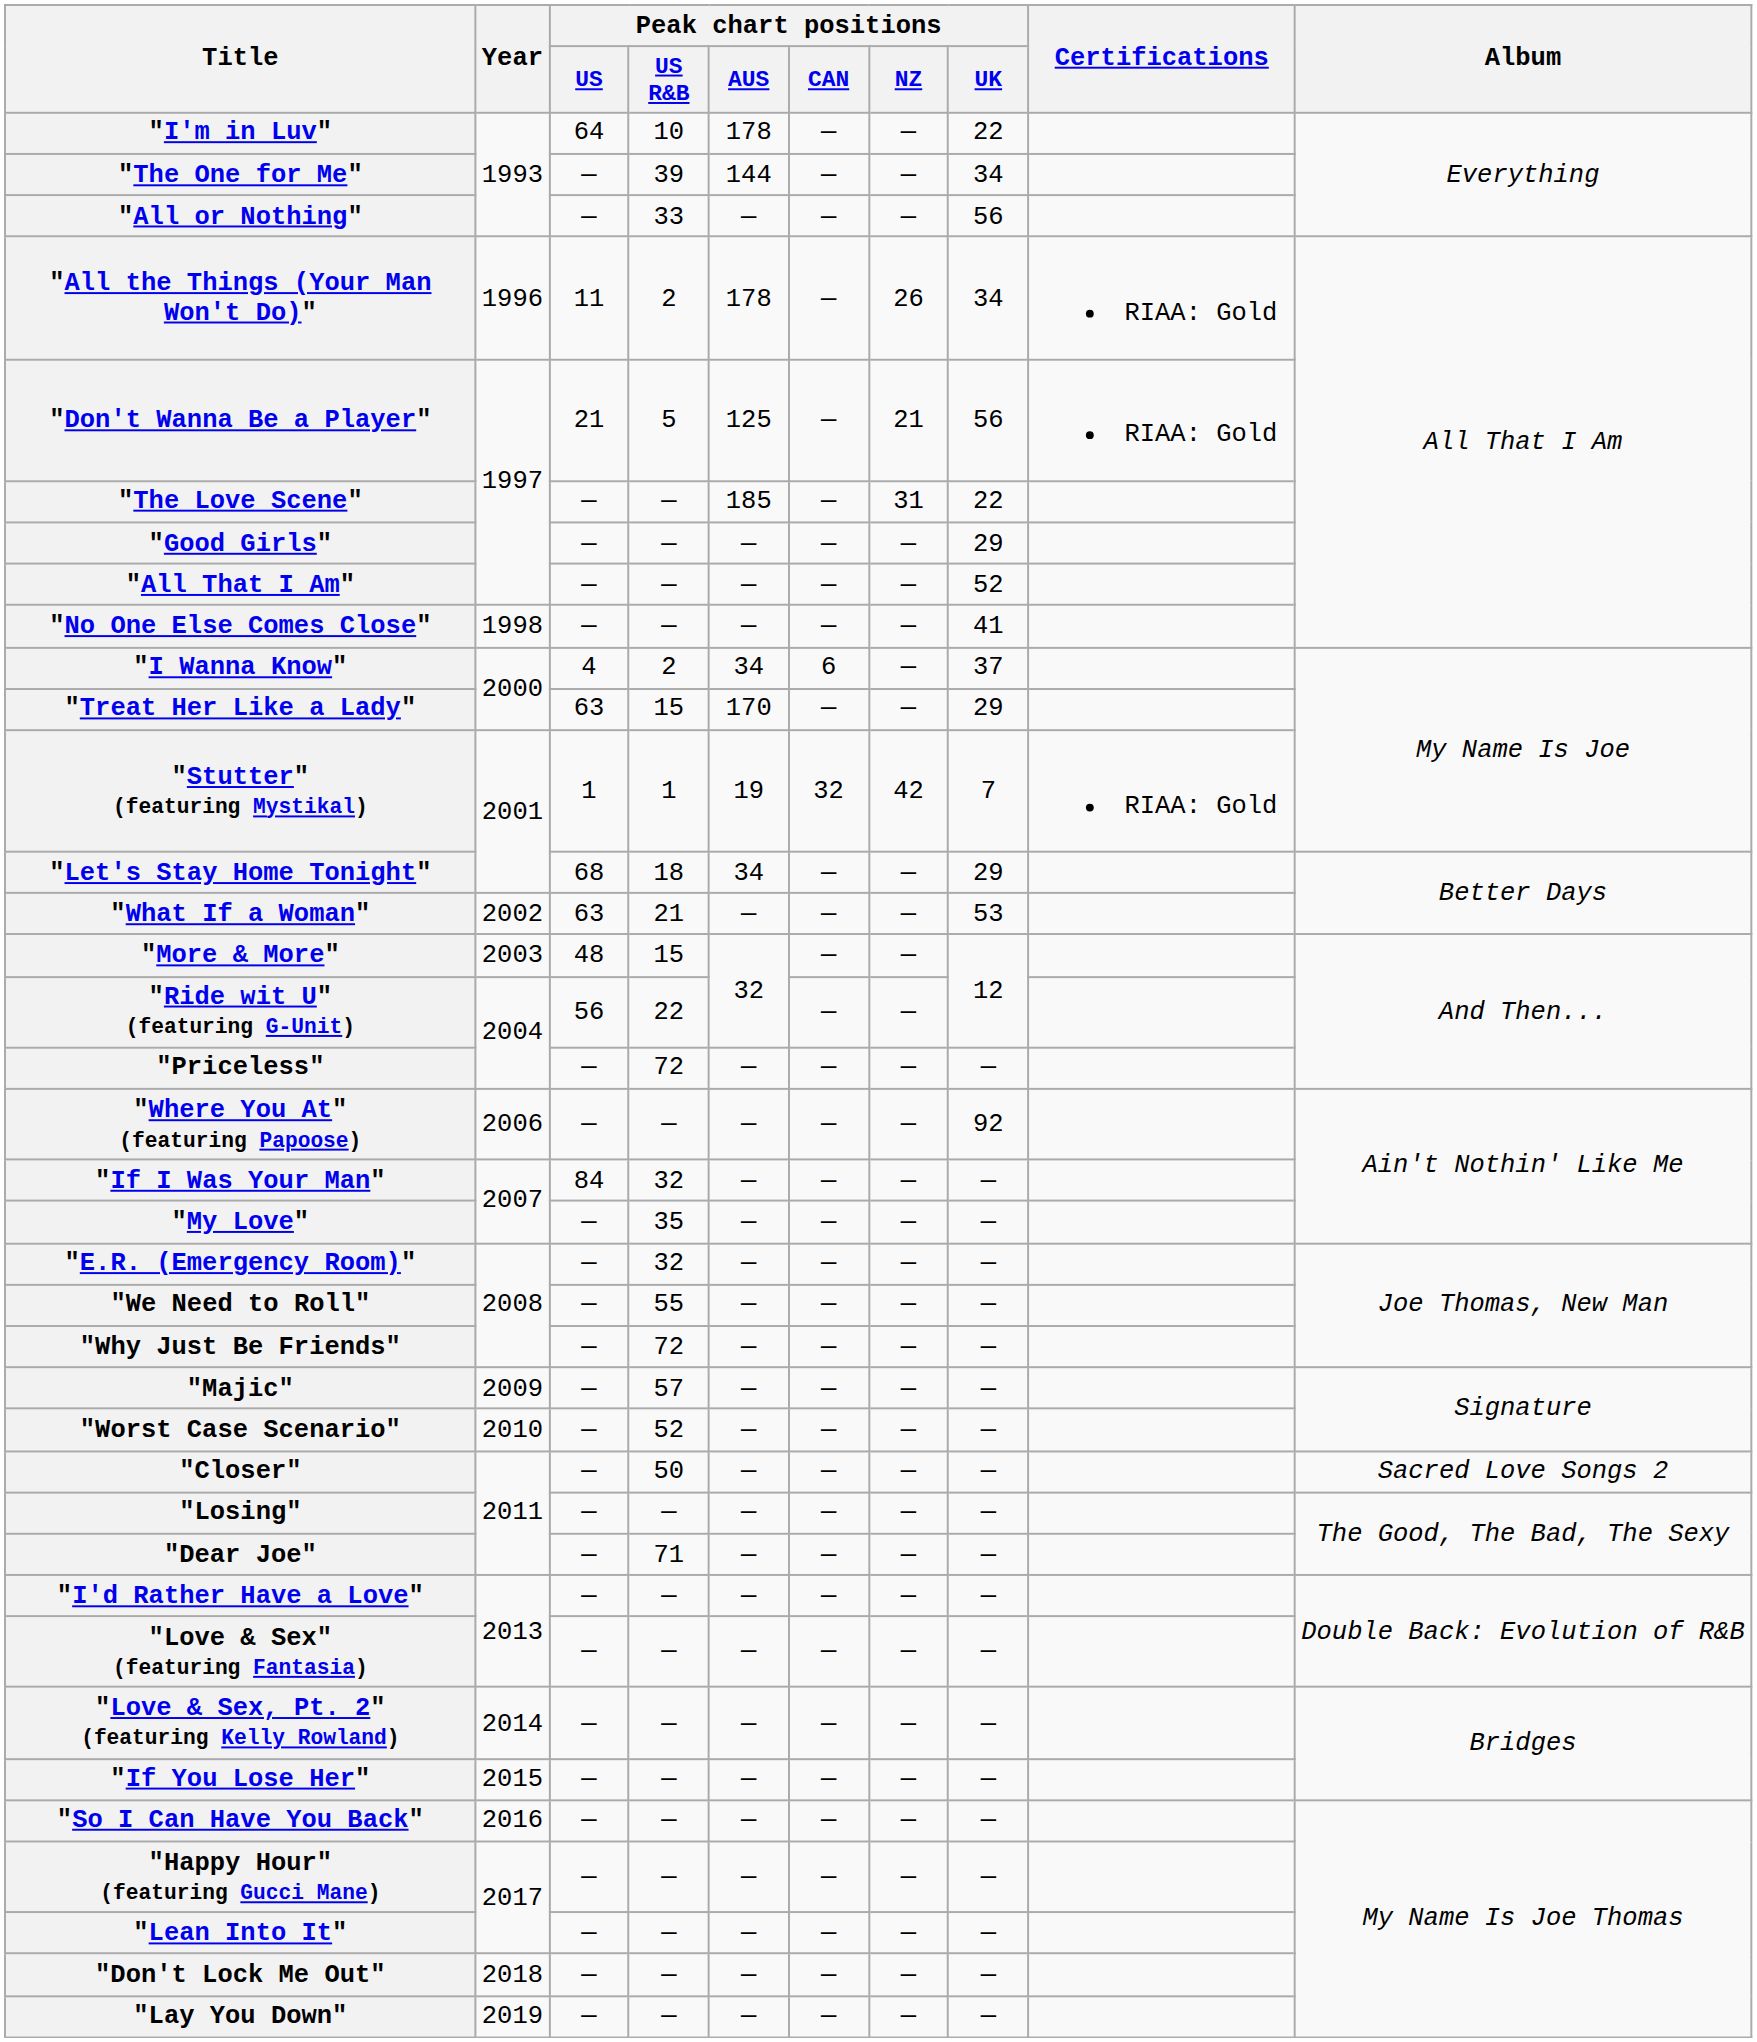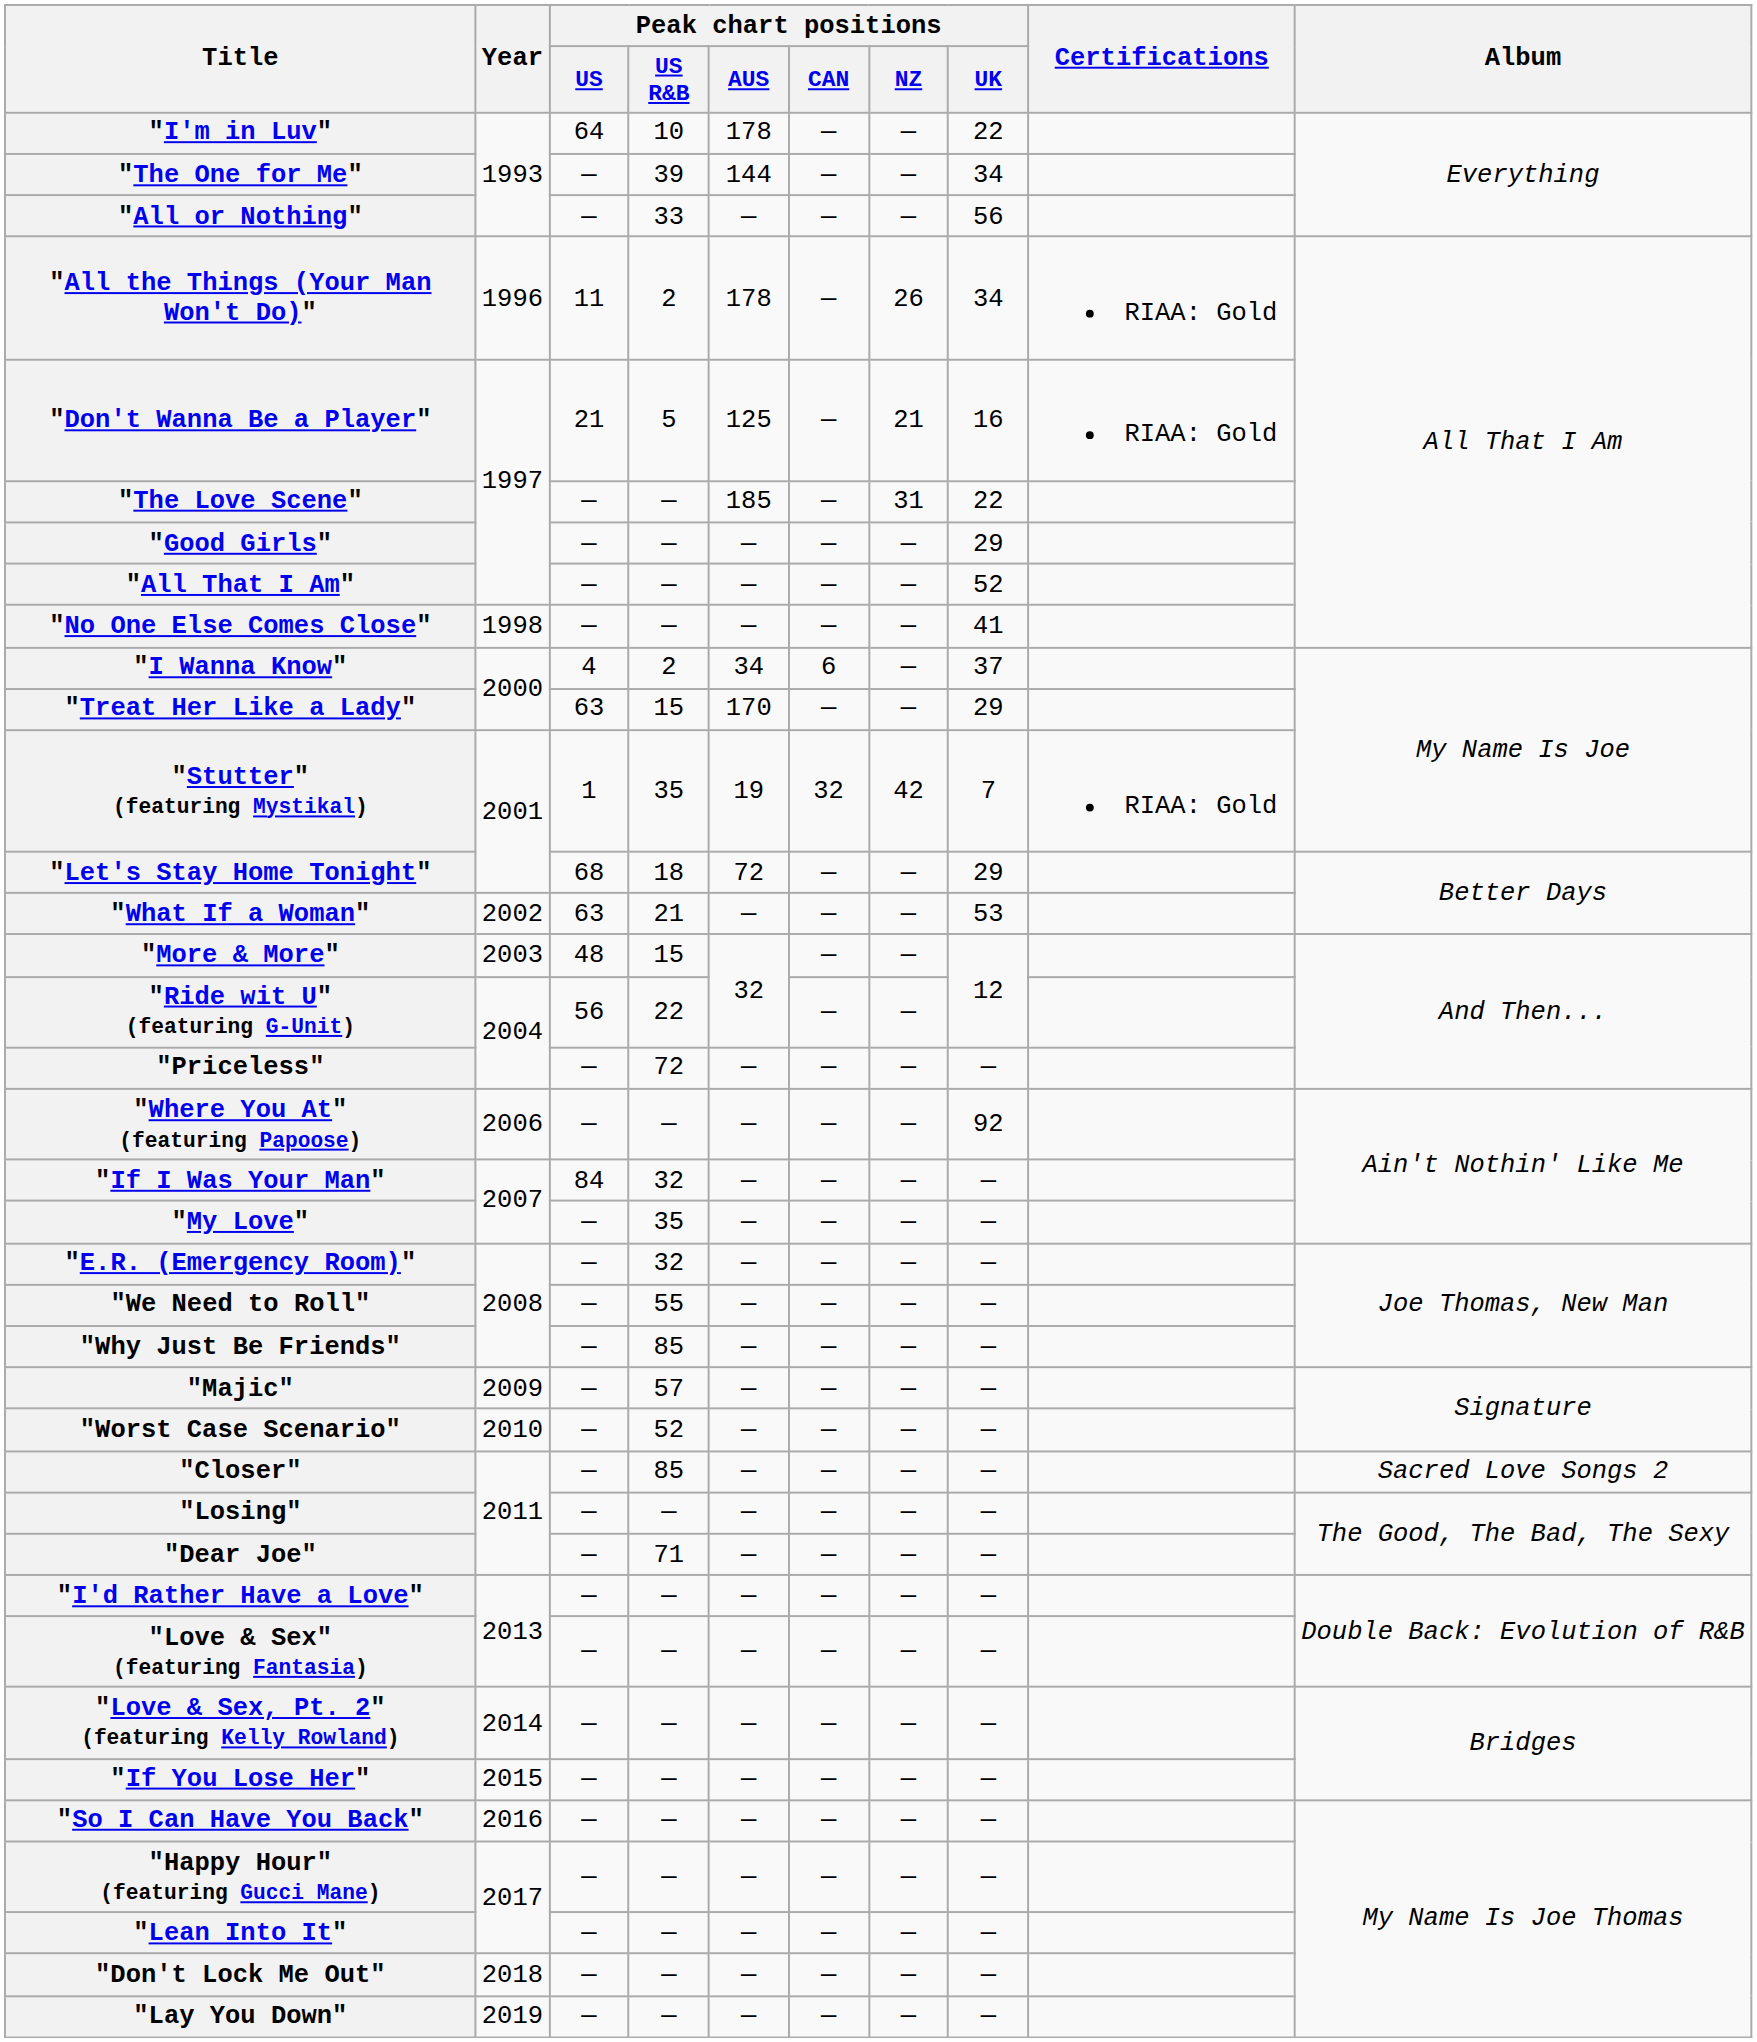(988, 420) 56 -> (988, 420) 16
(669, 791) 1 -> (669, 791) 35
(749, 873) 34 -> (749, 873) 72
(669, 1347) 72 -> (669, 1347) 85
(669, 1471) 50 -> (669, 1471) 85
